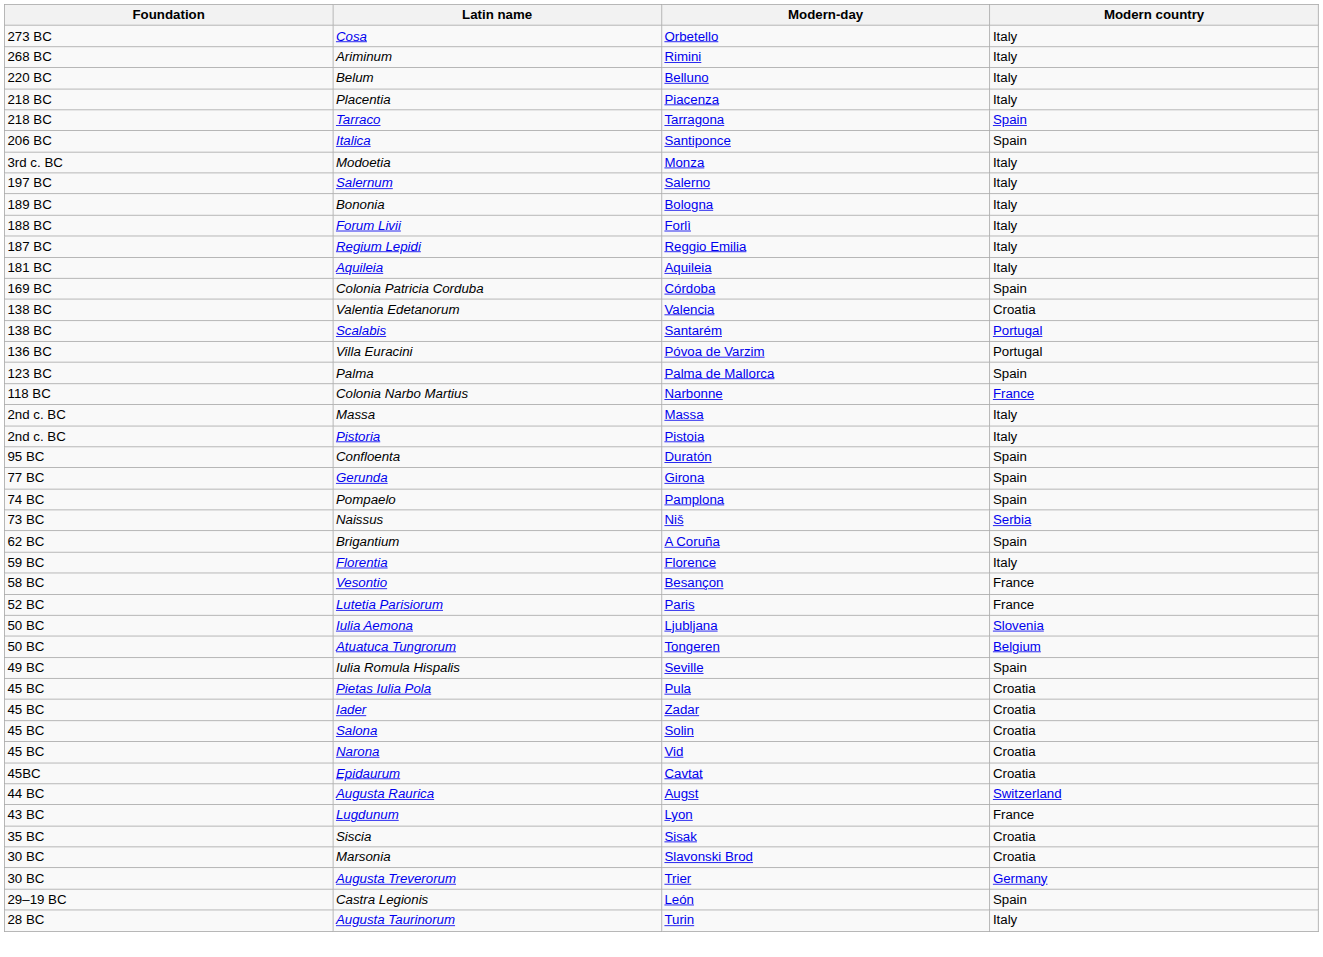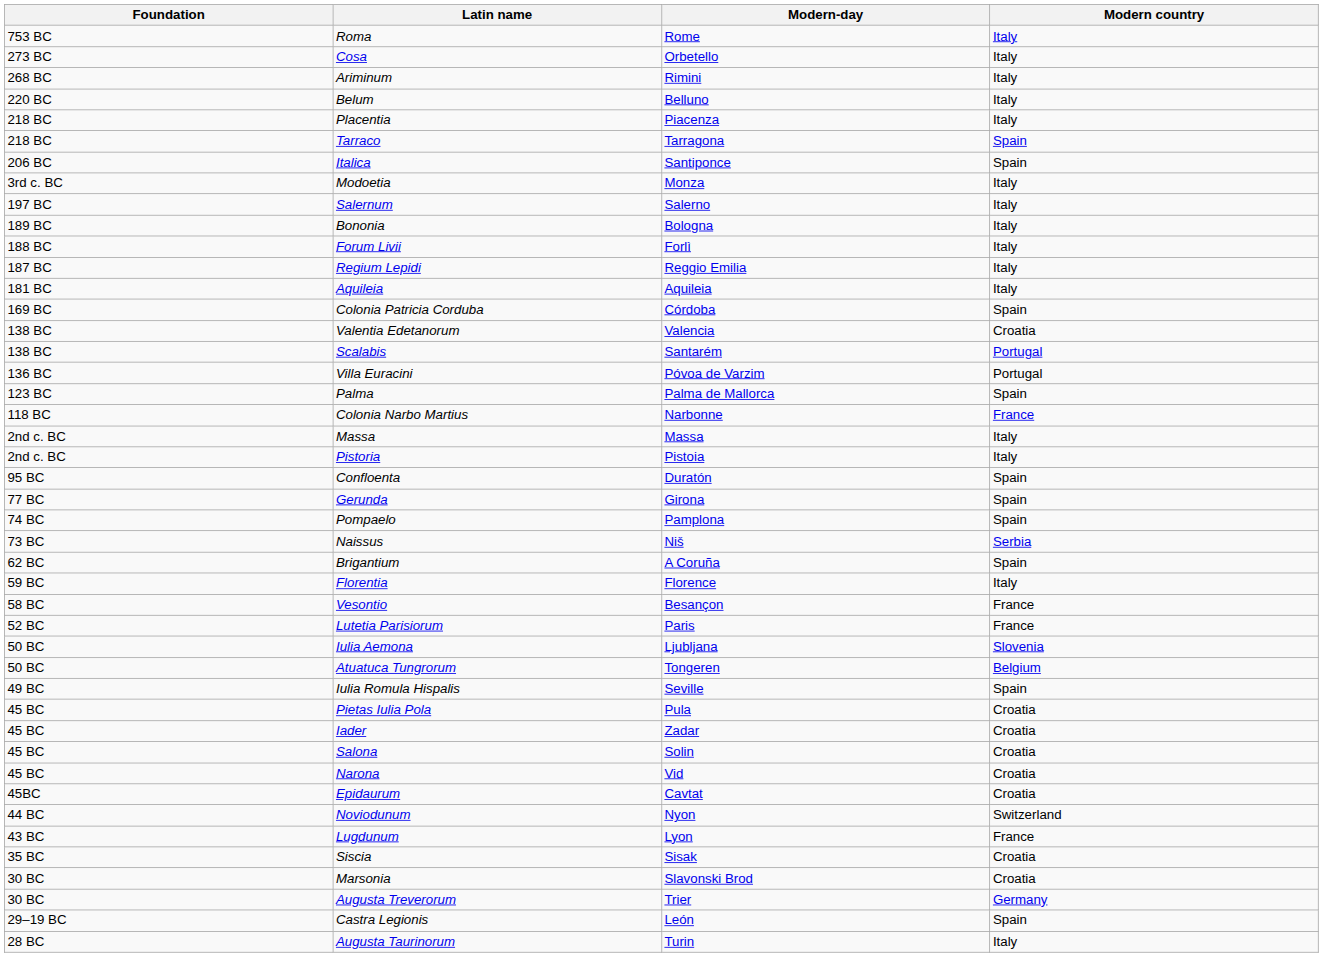+ row: (354, 36)
- row: (385, 794)
+ row: (373, 815)
